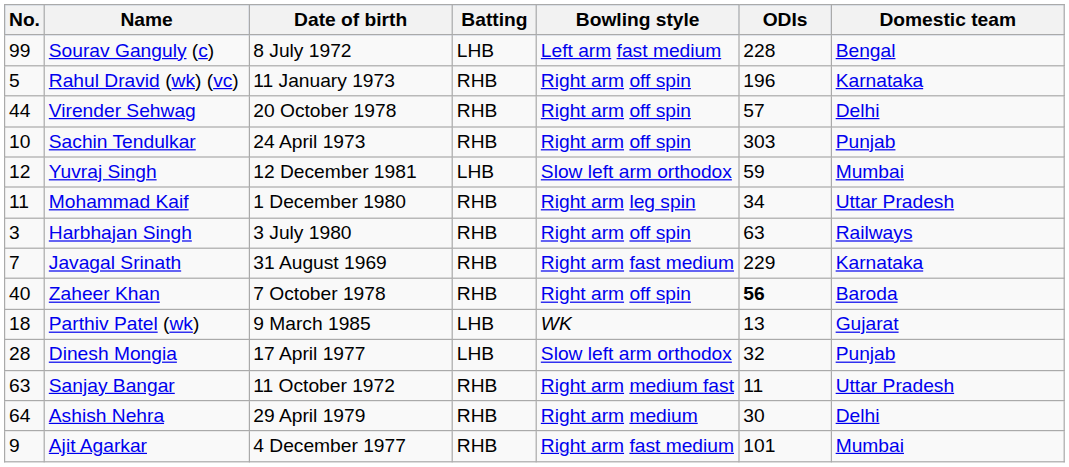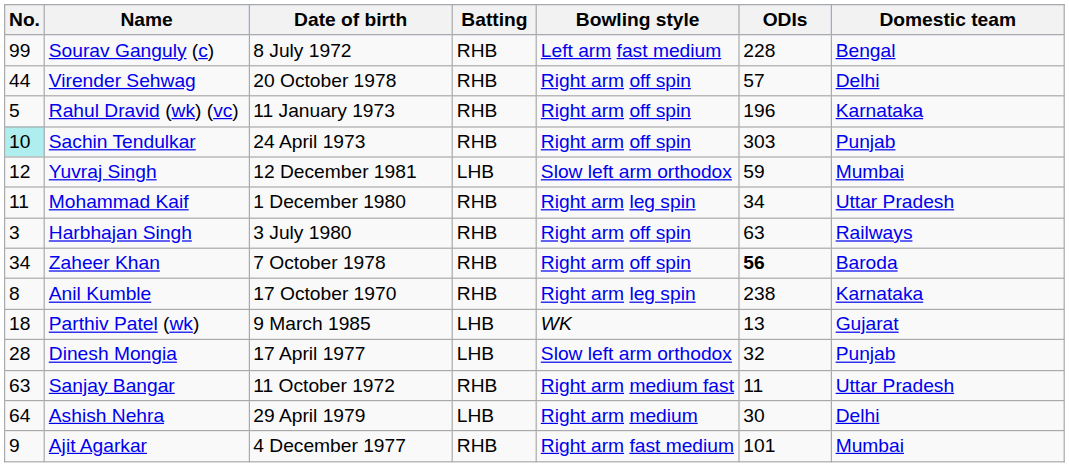(475, 50) LHB -> (477, 50) RHB
rows swapped: (144, 80) <-> (122, 111)
(20, 141) no background -> (20, 141) paleturquoise background
- row: (115, 263)
(20, 293) 40 -> (20, 263) 34
+ row: (100, 293)
(477, 415) RHB -> (475, 415) LHB
